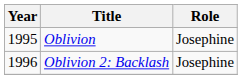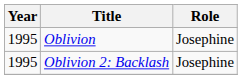(23, 62) 1996 -> (23, 62) 1995
